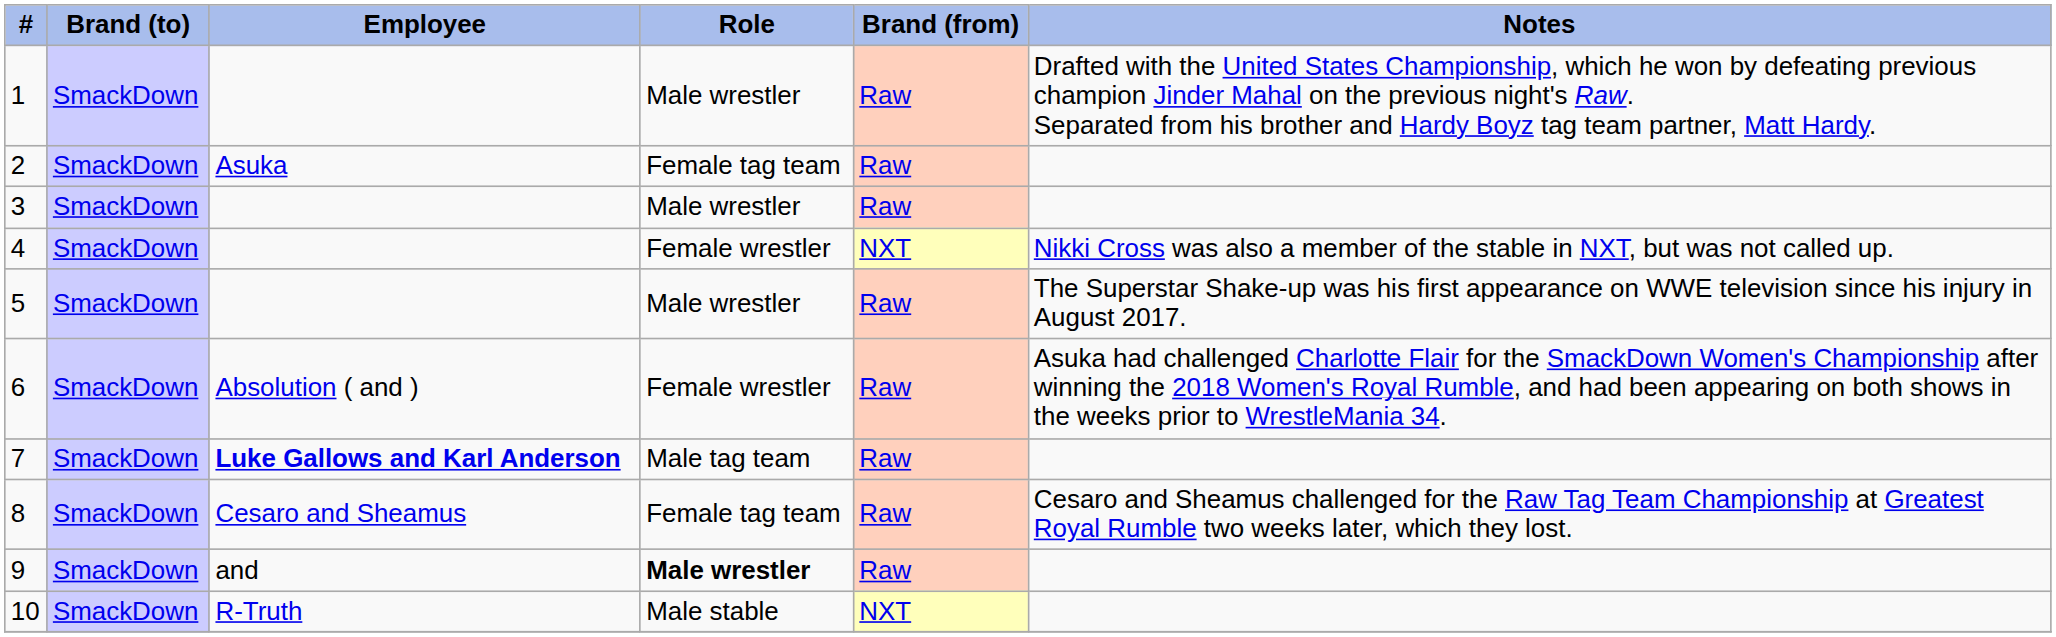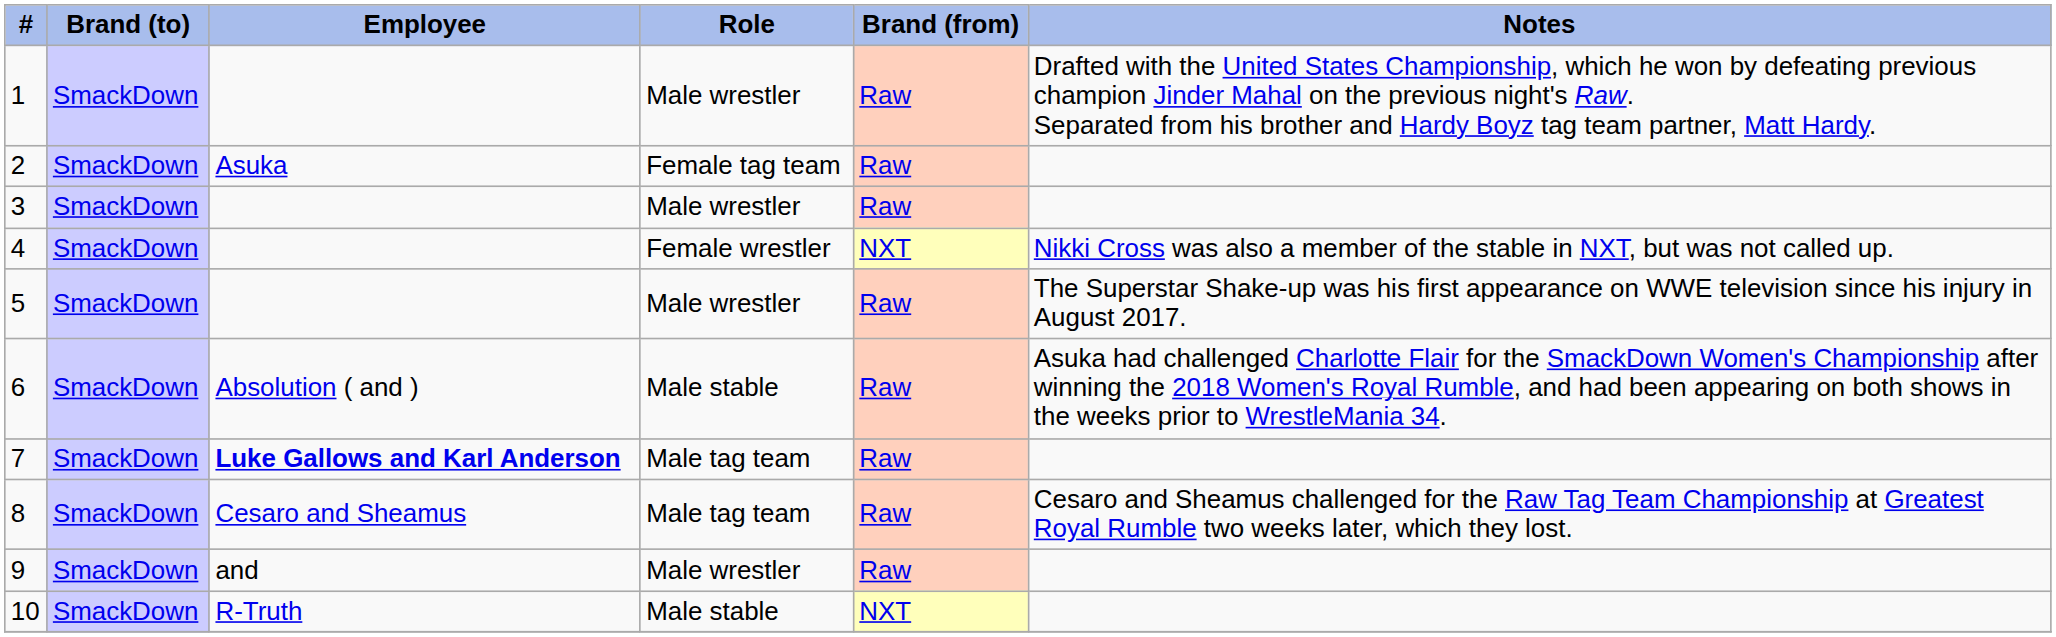(738, 388) Female wrestler -> (712, 388) Male stable
(743, 514) Female tag team -> (728, 514) Male tag team
(728, 569) bold -> (723, 569) normal
